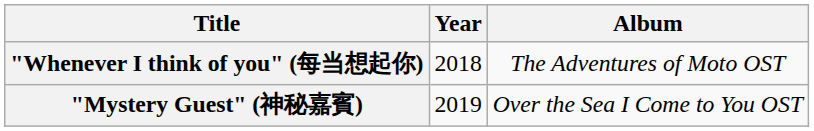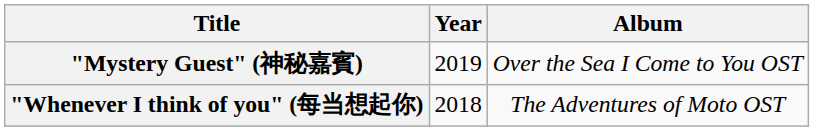rows swapped: (217, 62) <-> (217, 104)
